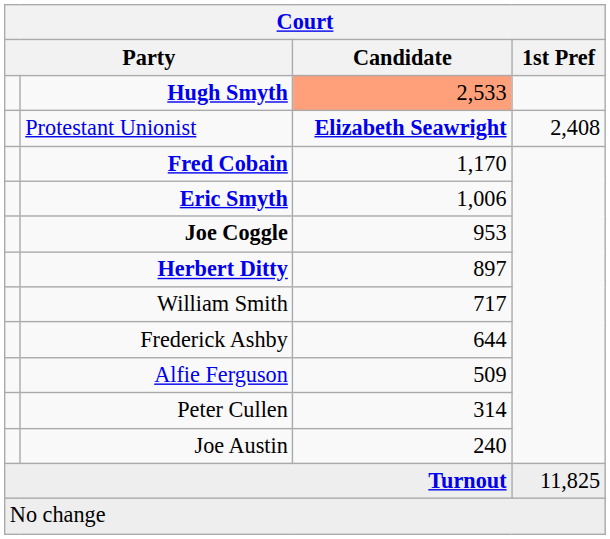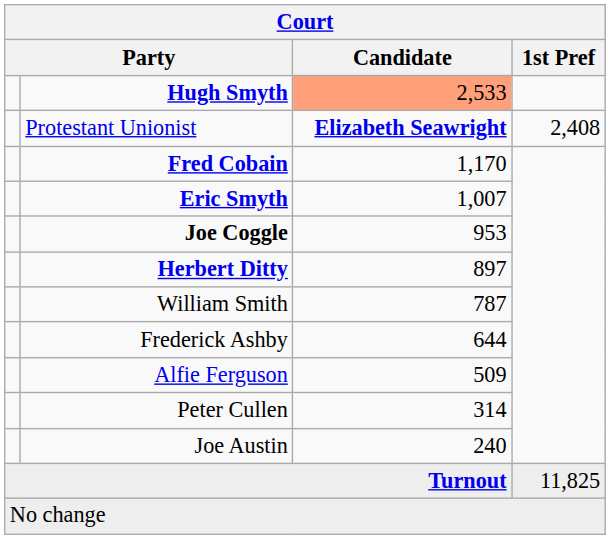(482, 198) 1,006 -> (482, 198) 1,007
(490, 304) 717 -> (490, 304) 787
